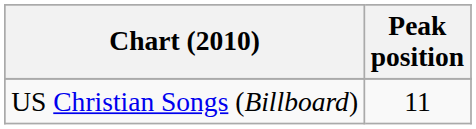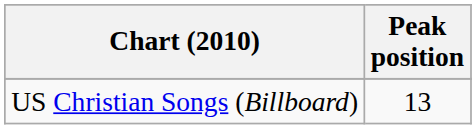(417, 100) 11 -> (417, 100) 13
